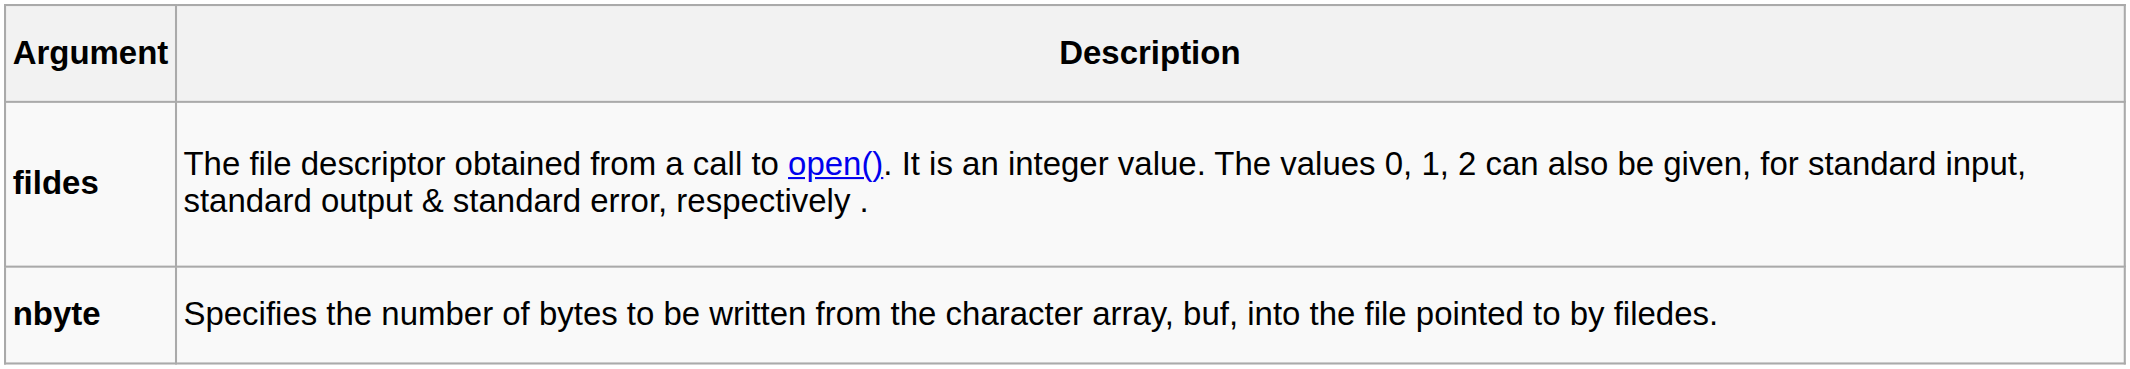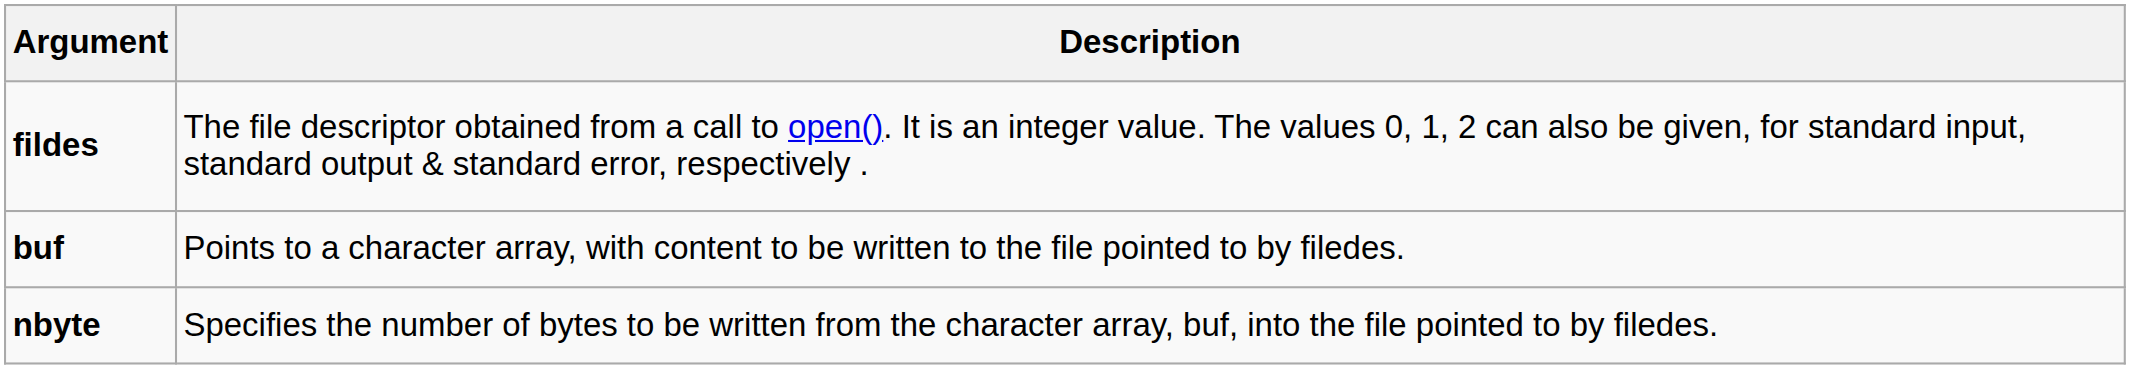+ row: (90, 249)
